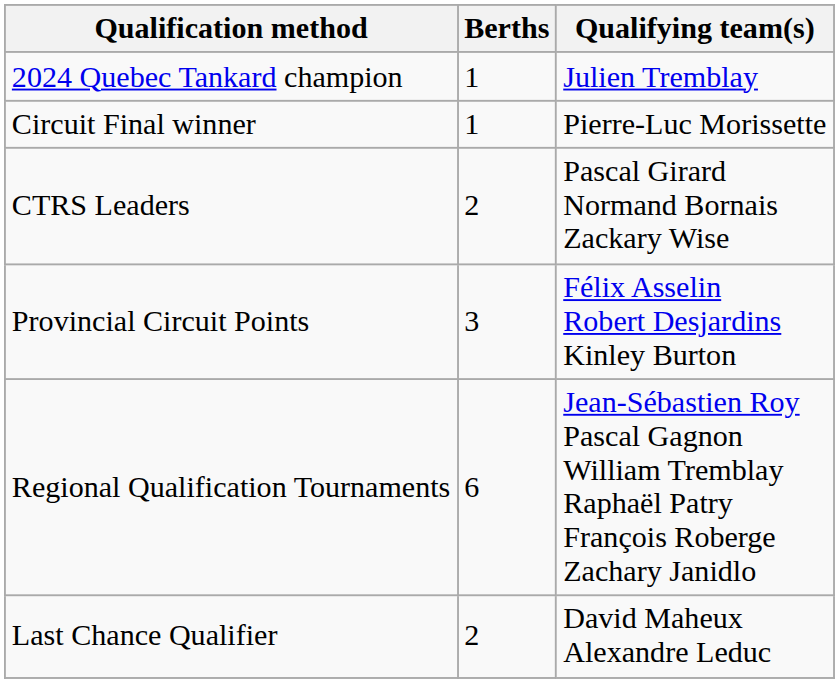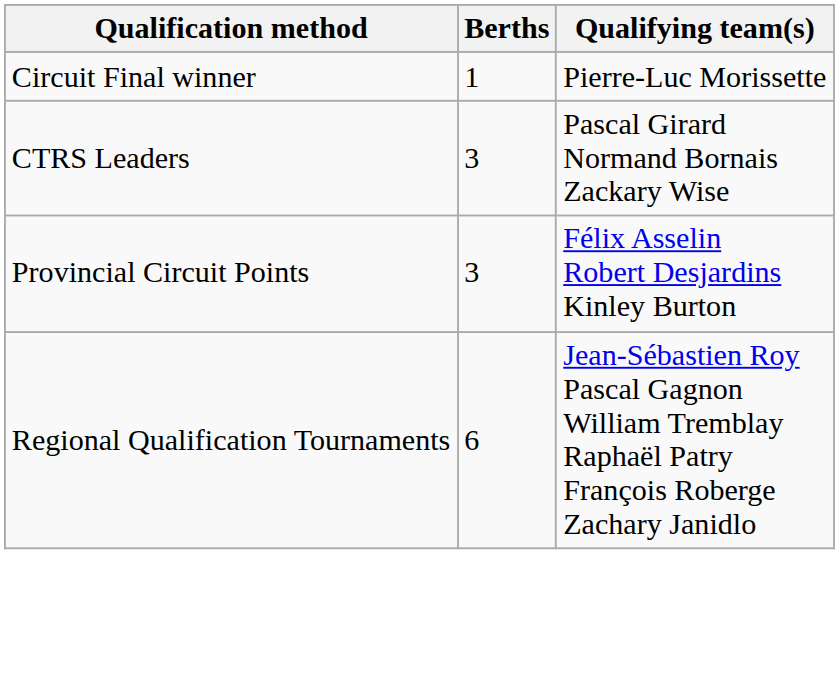- row: (207, 76)
(472, 205) 2 -> (472, 157) 3
- row: (145, 636)
